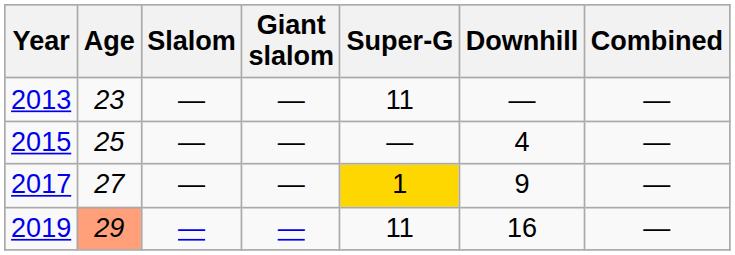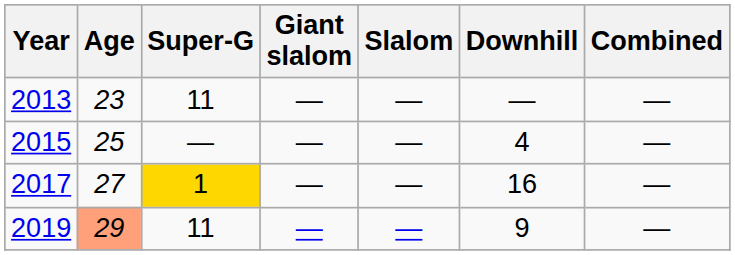columns swapped: (192, 41) <-> (400, 41)
(522, 185) 9 -> (522, 185) 16
(522, 227) 16 -> (522, 227) 9
